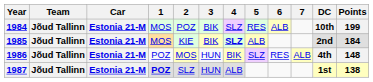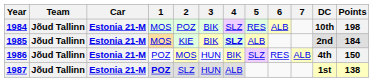(352, 27) 199 -> (352, 27) 198
(352, 56) 148 -> (352, 56) 150
